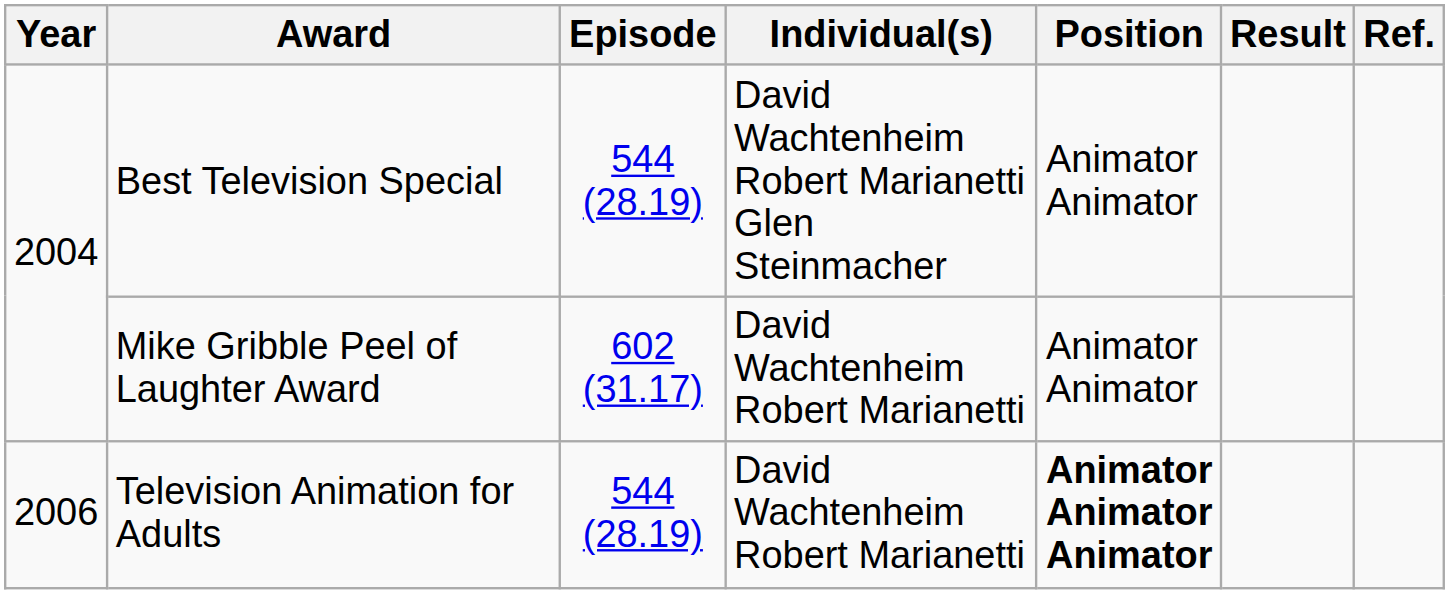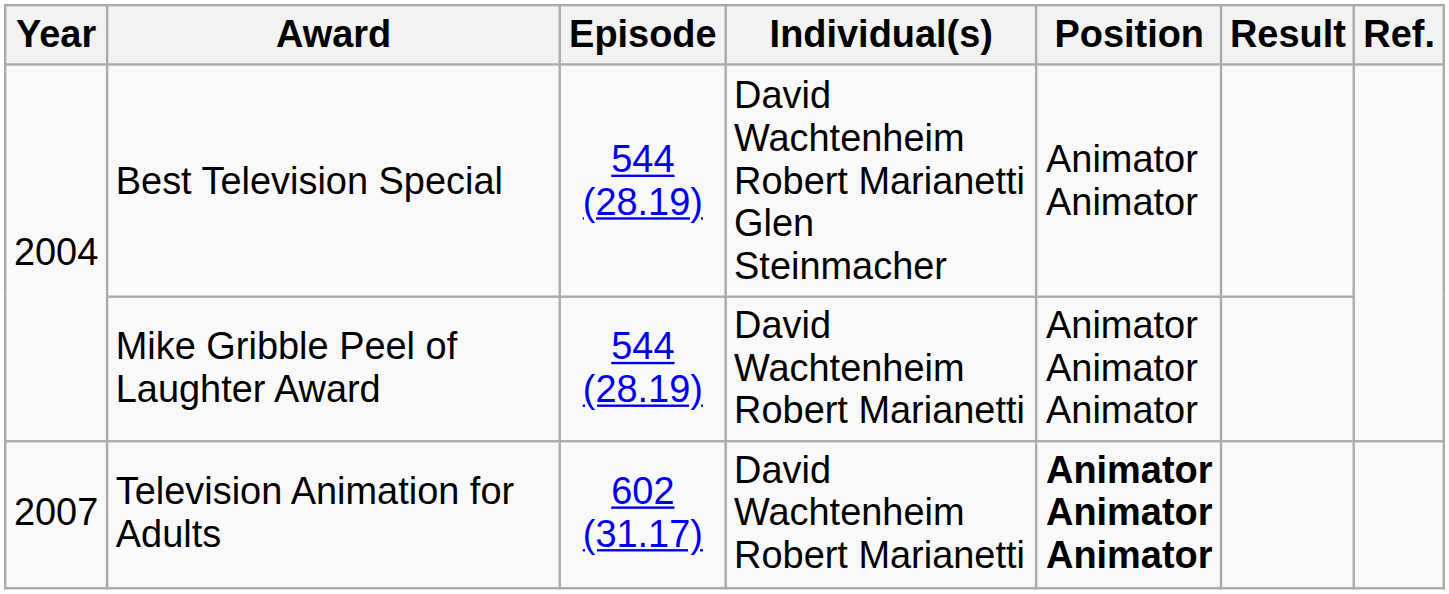(643, 368) 602 (31.17) -> (643, 368) 544 (28.19)
(1122, 368) Animator Animator -> (1122, 368) Animator Animator Animator
(56, 513) 2006 -> (56, 513) 2007
(643, 513) 544 (28.19) -> (643, 513) 602 (31.17)
